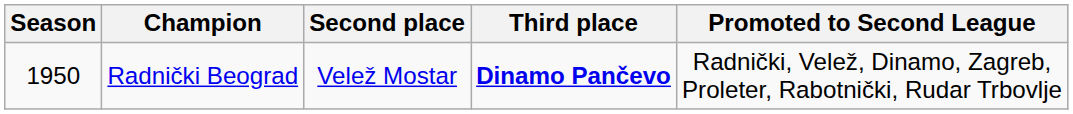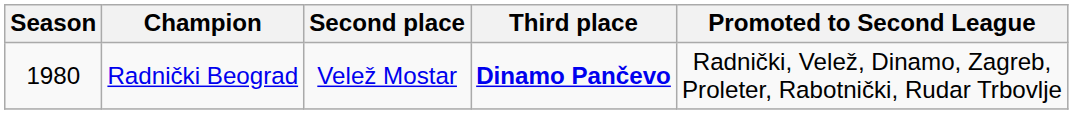(53, 75) 1950 -> (53, 75) 1980
